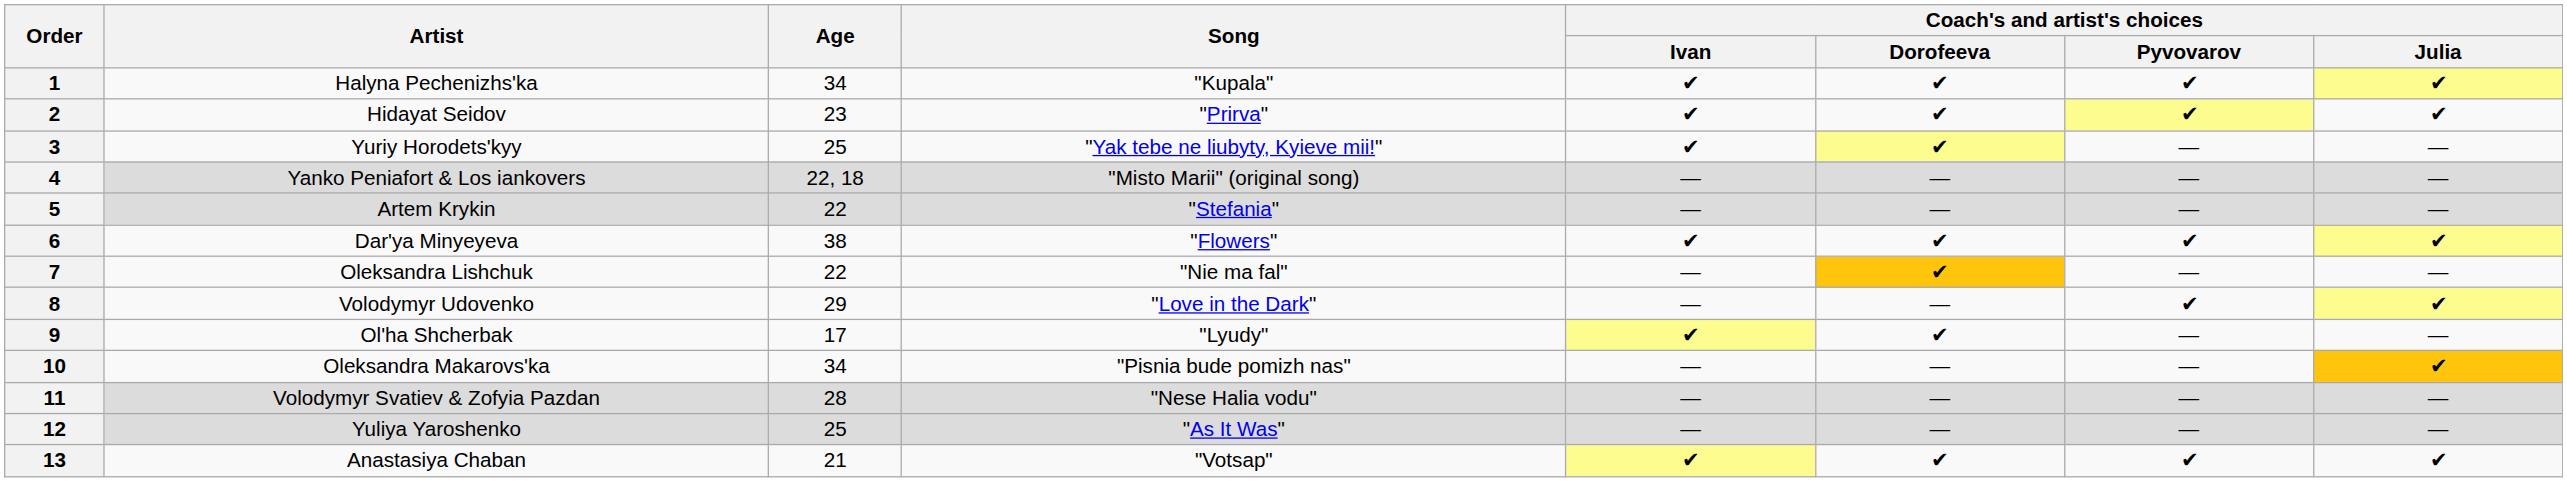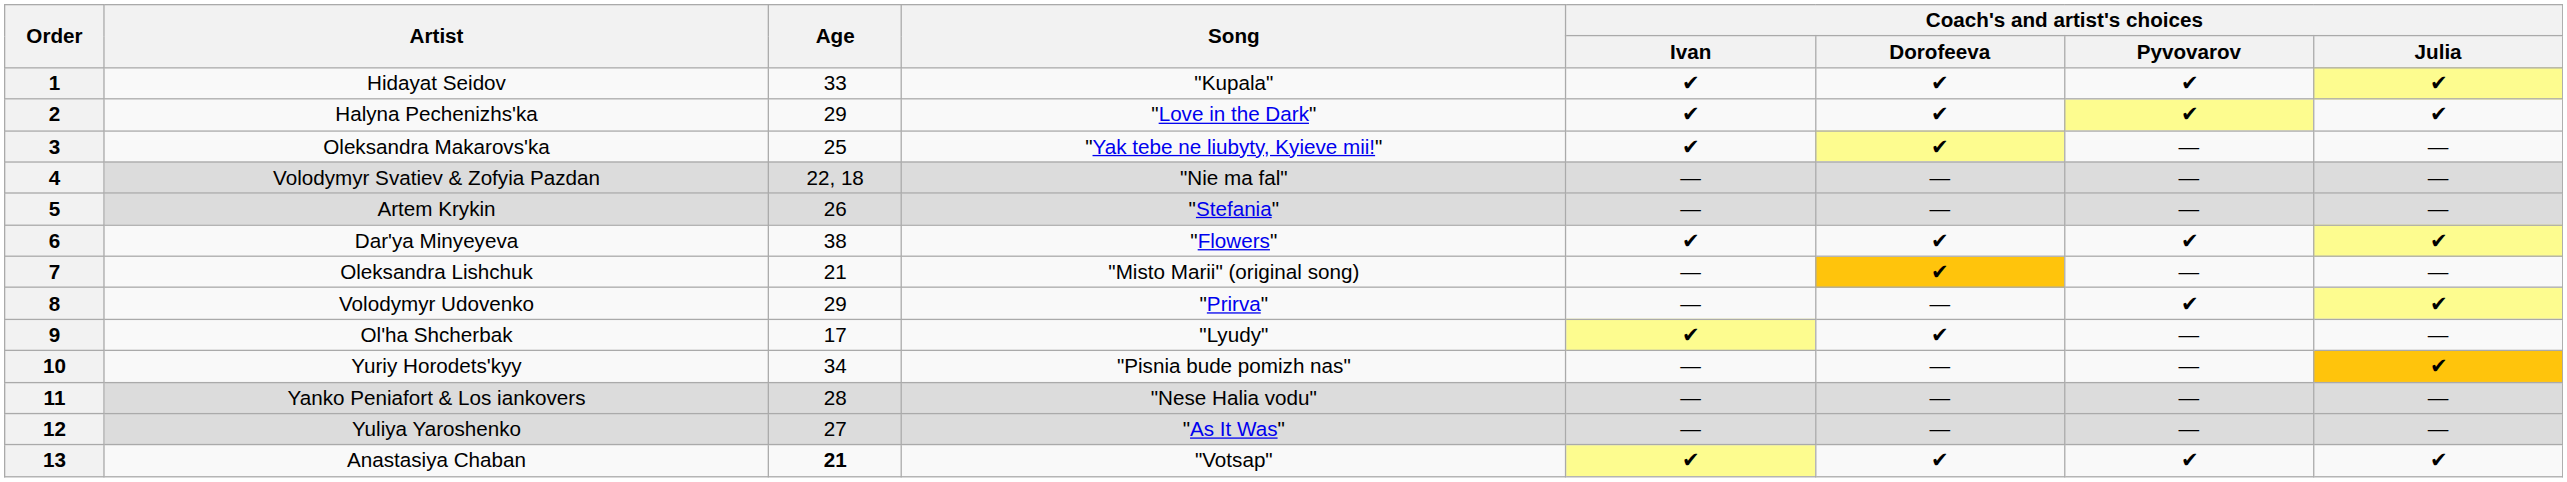(437, 83) Halyna Pechenizhs'ka -> (437, 83) Hidayat Seidov
(835, 83) 34 -> (835, 83) 33
(437, 115) Hidayat Seidov -> (437, 115) Halyna Pechenizhs'ka
(835, 115) 23 -> (835, 115) 29
(1234, 115) "Prirva" -> (1234, 115) "Love in the Dark"
(437, 146) Yuriy Horodets'kyy -> (437, 146) Oleksandra Makarovs'ka
(437, 178) Yanko Peniafort & Los iankovers -> (437, 178) Volodymyr Svatiev & Zofyia Pazdan
(1234, 178) "Misto Marii" (original song) -> (1234, 178) "Nie ma fal"
(835, 209) 22 -> (835, 209) 26
(835, 272) 22 -> (835, 272) 21
(1234, 272) "Nie ma fal" -> (1234, 272) "Misto Marii" (original song)
(1234, 303) "Love in the Dark" -> (1234, 303) "Prirva"
(437, 366) Oleksandra Makarovs'ka -> (437, 366) Yuriy Horodets'kyy
(437, 398) Volodymyr Svatiev & Zofyia Pazdan -> (437, 398) Yanko Peniafort & Los iankovers
(835, 429) 25 -> (835, 429) 27
(835, 461) normal -> (835, 461) bold
